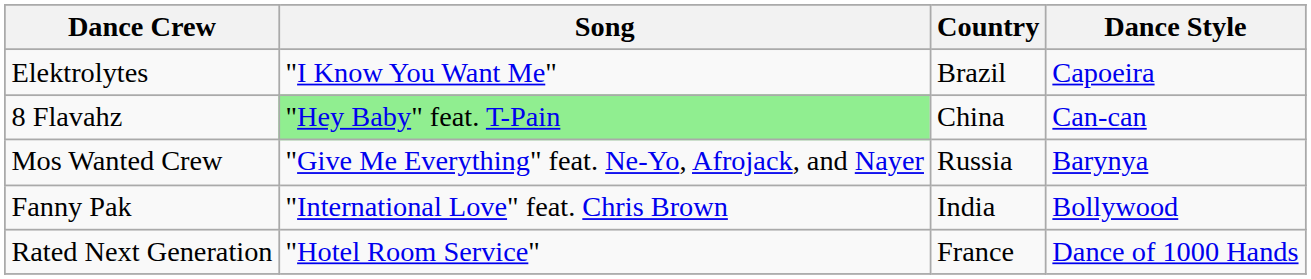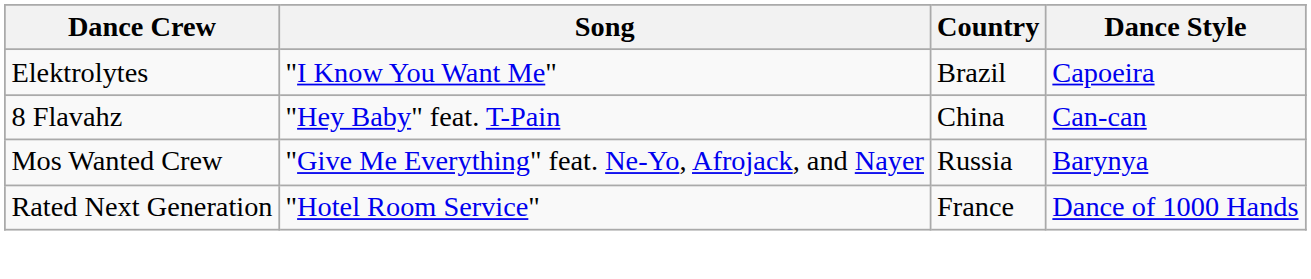(423, 116) lightgreen background -> (423, 116) no background
- row: (72, 206)
